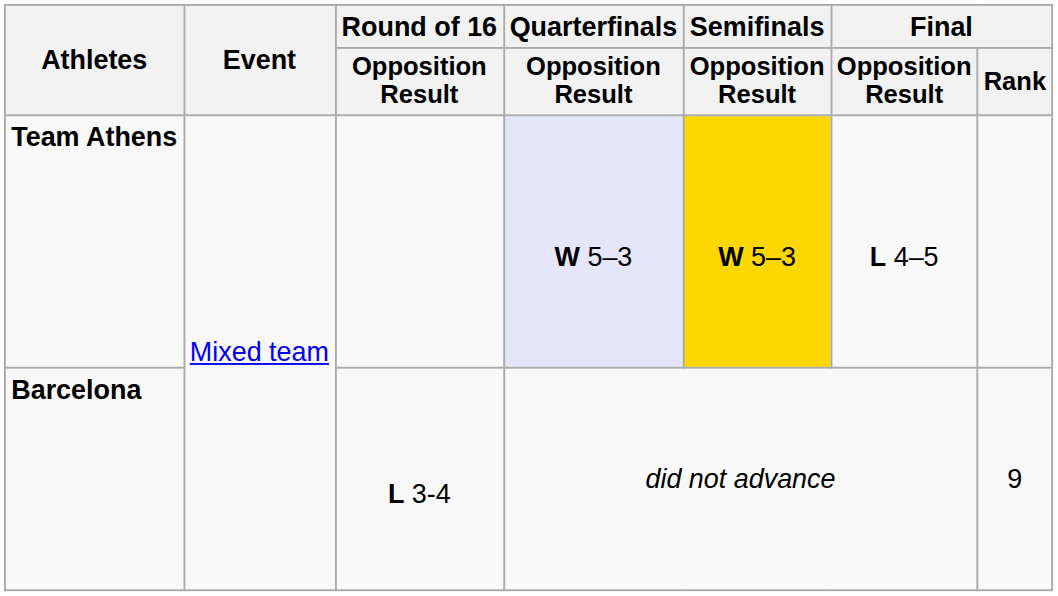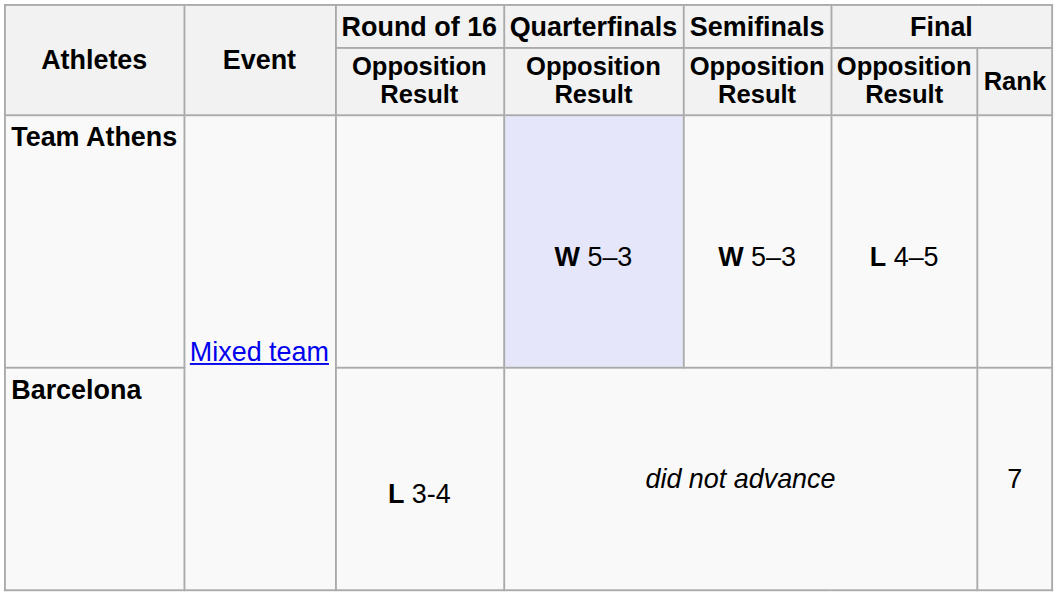(757, 257) gold background -> (757, 257) no background
(1015, 479) 9 -> (1015, 479) 7
